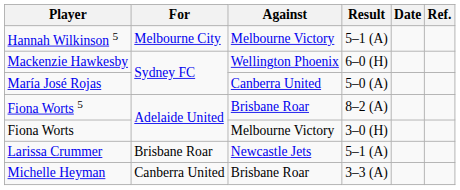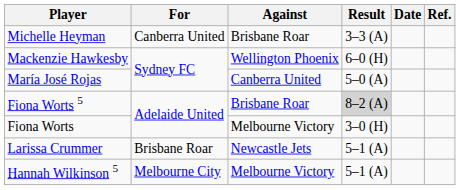rows swapped: (63, 38) <-> (56, 173)
(367, 107) no background -> (367, 103) lightgrey background
